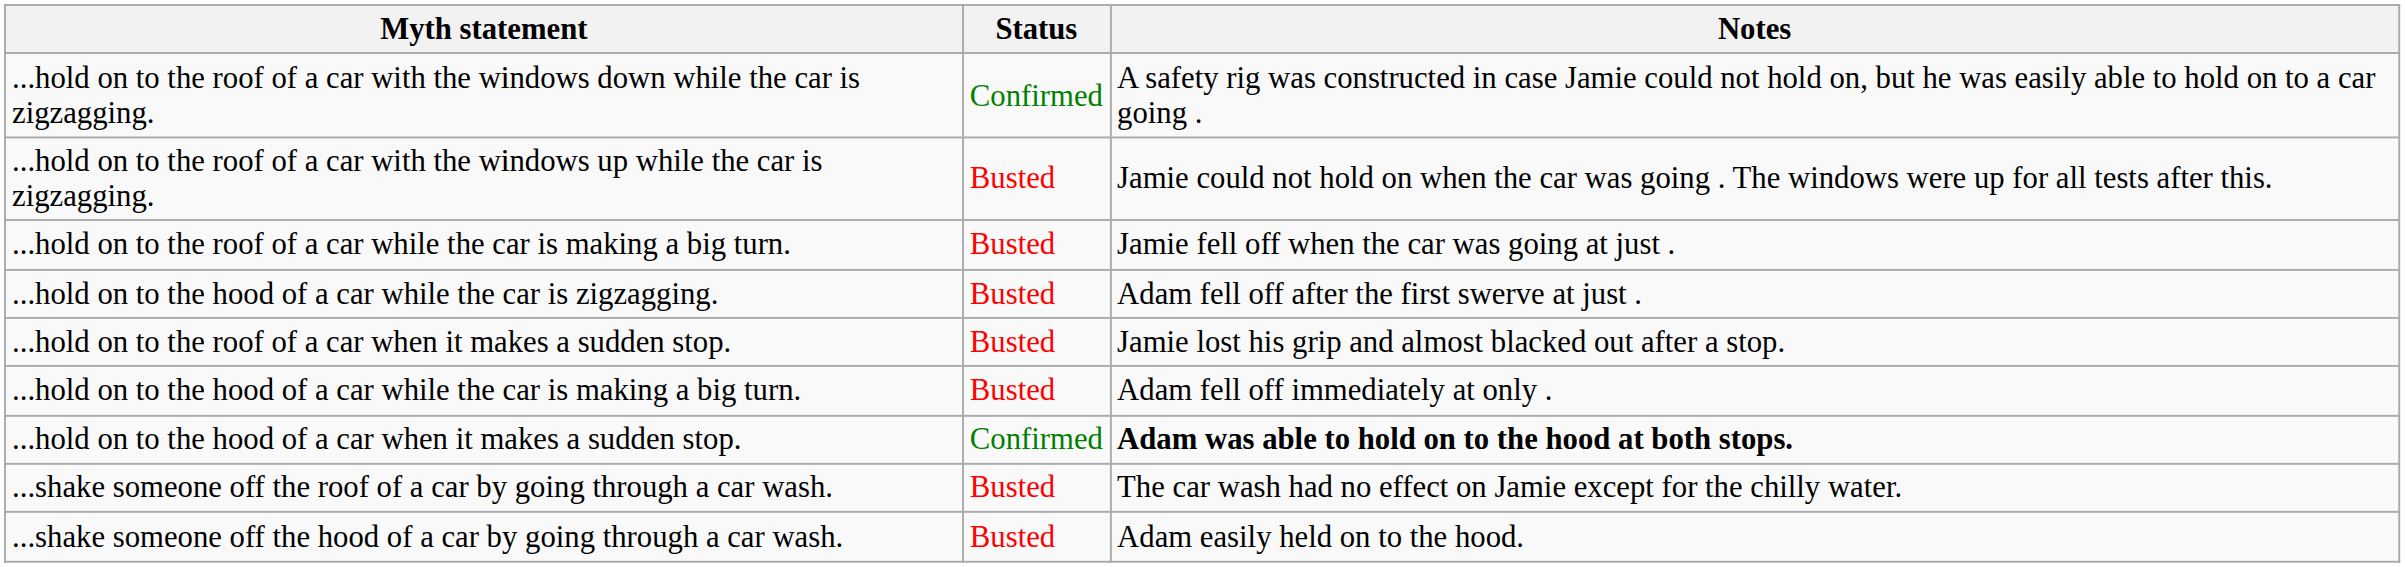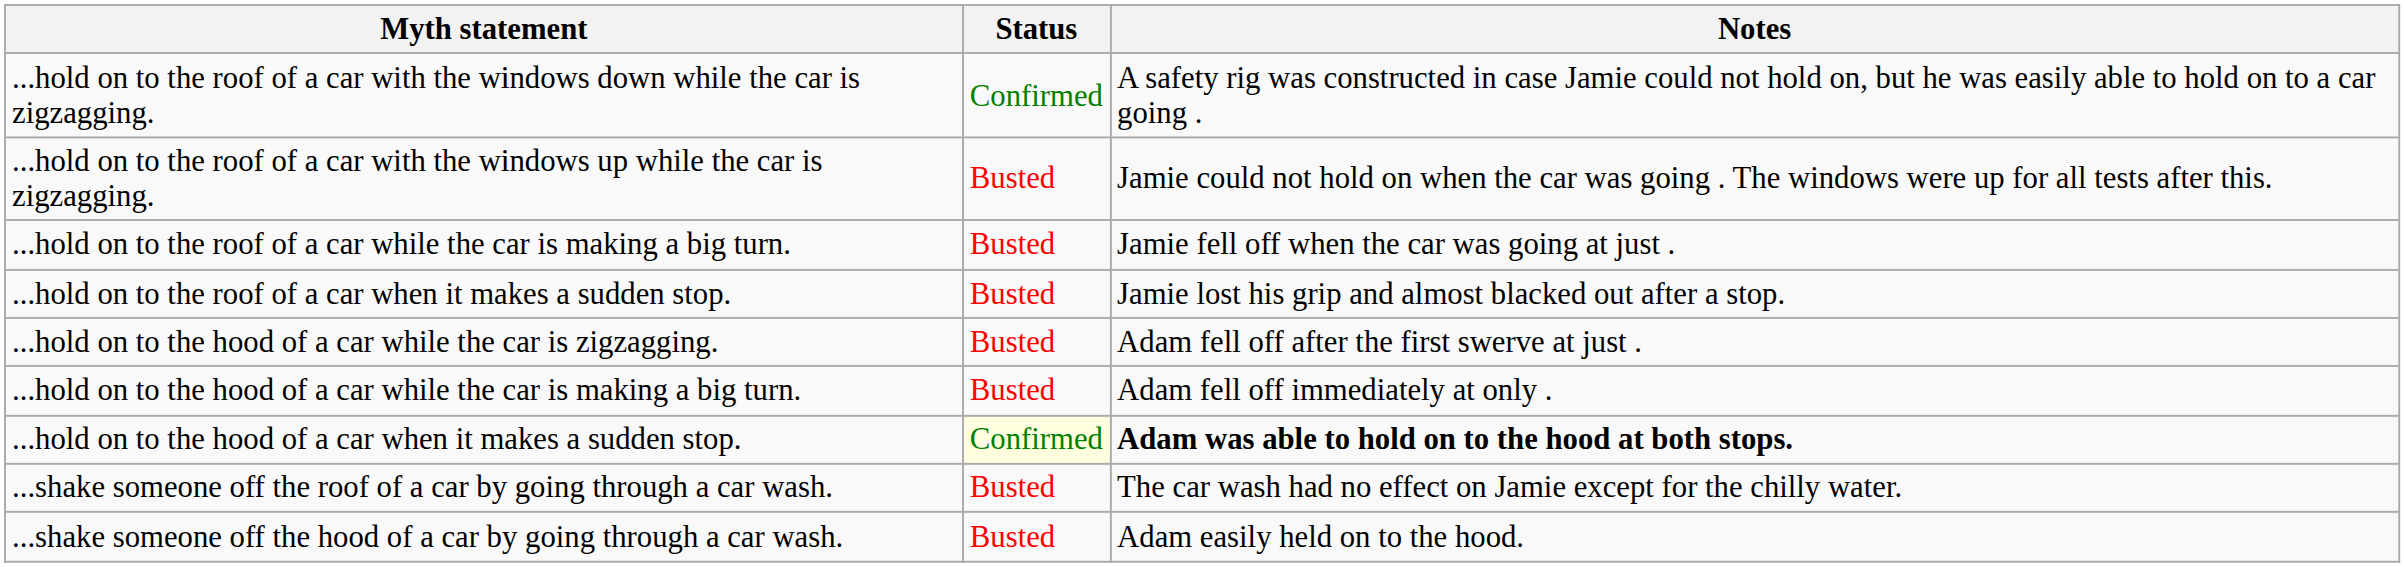rows swapped: (372, 341) <-> (365, 292)
(1036, 439) no background -> (1036, 439) lightyellow background
